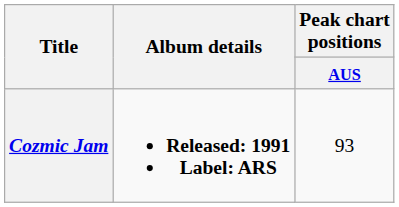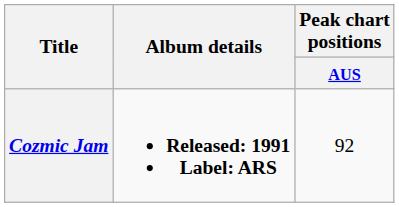(345, 145) 93 -> (345, 145) 92
